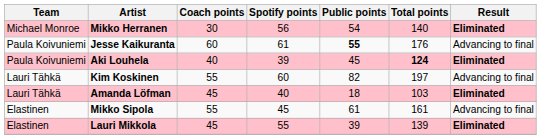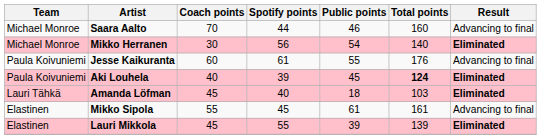+ row: (119, 28)
(354, 45) bold -> (354, 61) normal
- row: (125, 77)
